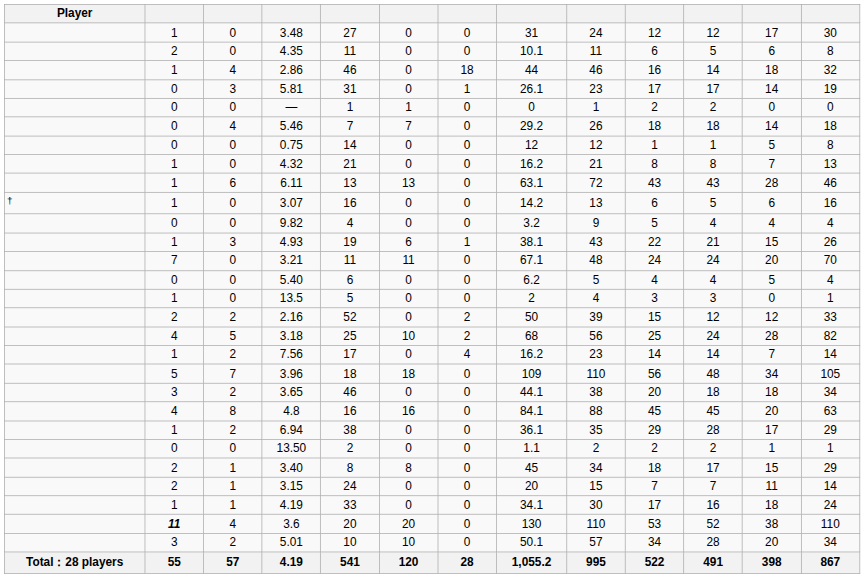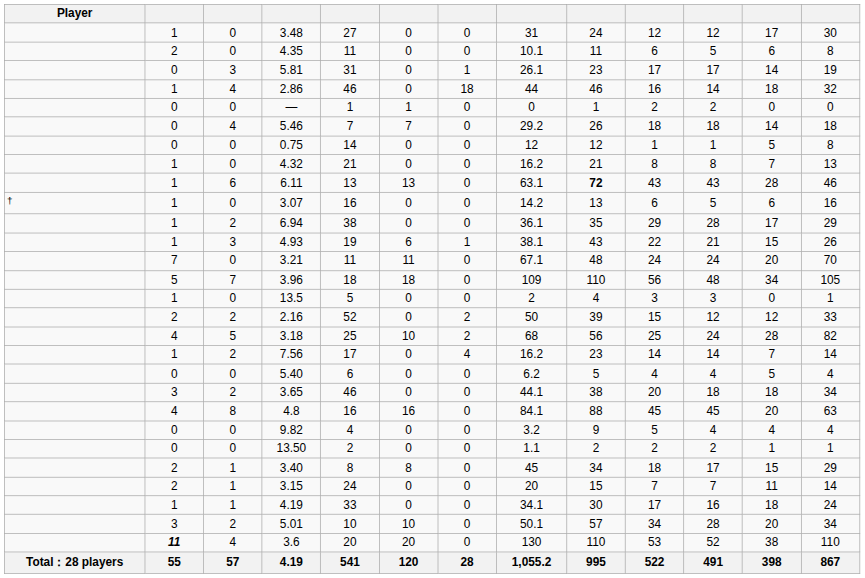rows swapped: (233, 70) <-> (233, 88)
(596, 182) normal -> (596, 182) bold
rows swapped: (233, 223) <-> (233, 430)
rows swapped: (233, 279) <-> (233, 373)
rows swapped: (233, 524) <-> (233, 542)
